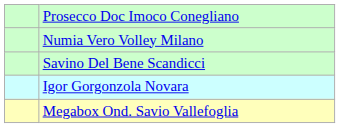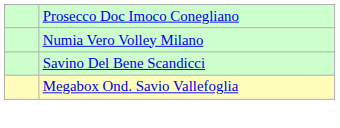- row: (116, 87)
